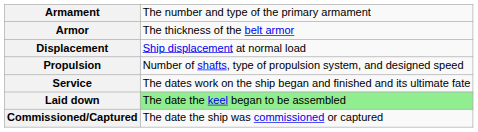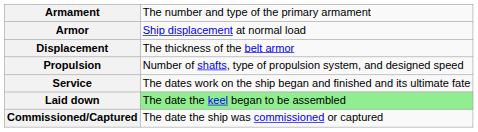(218, 30) The thickness of the belt armor -> (224, 30) Ship displacement at normal load
(224, 48) Ship displacement at normal load -> (218, 48) The thickness of the belt armor
